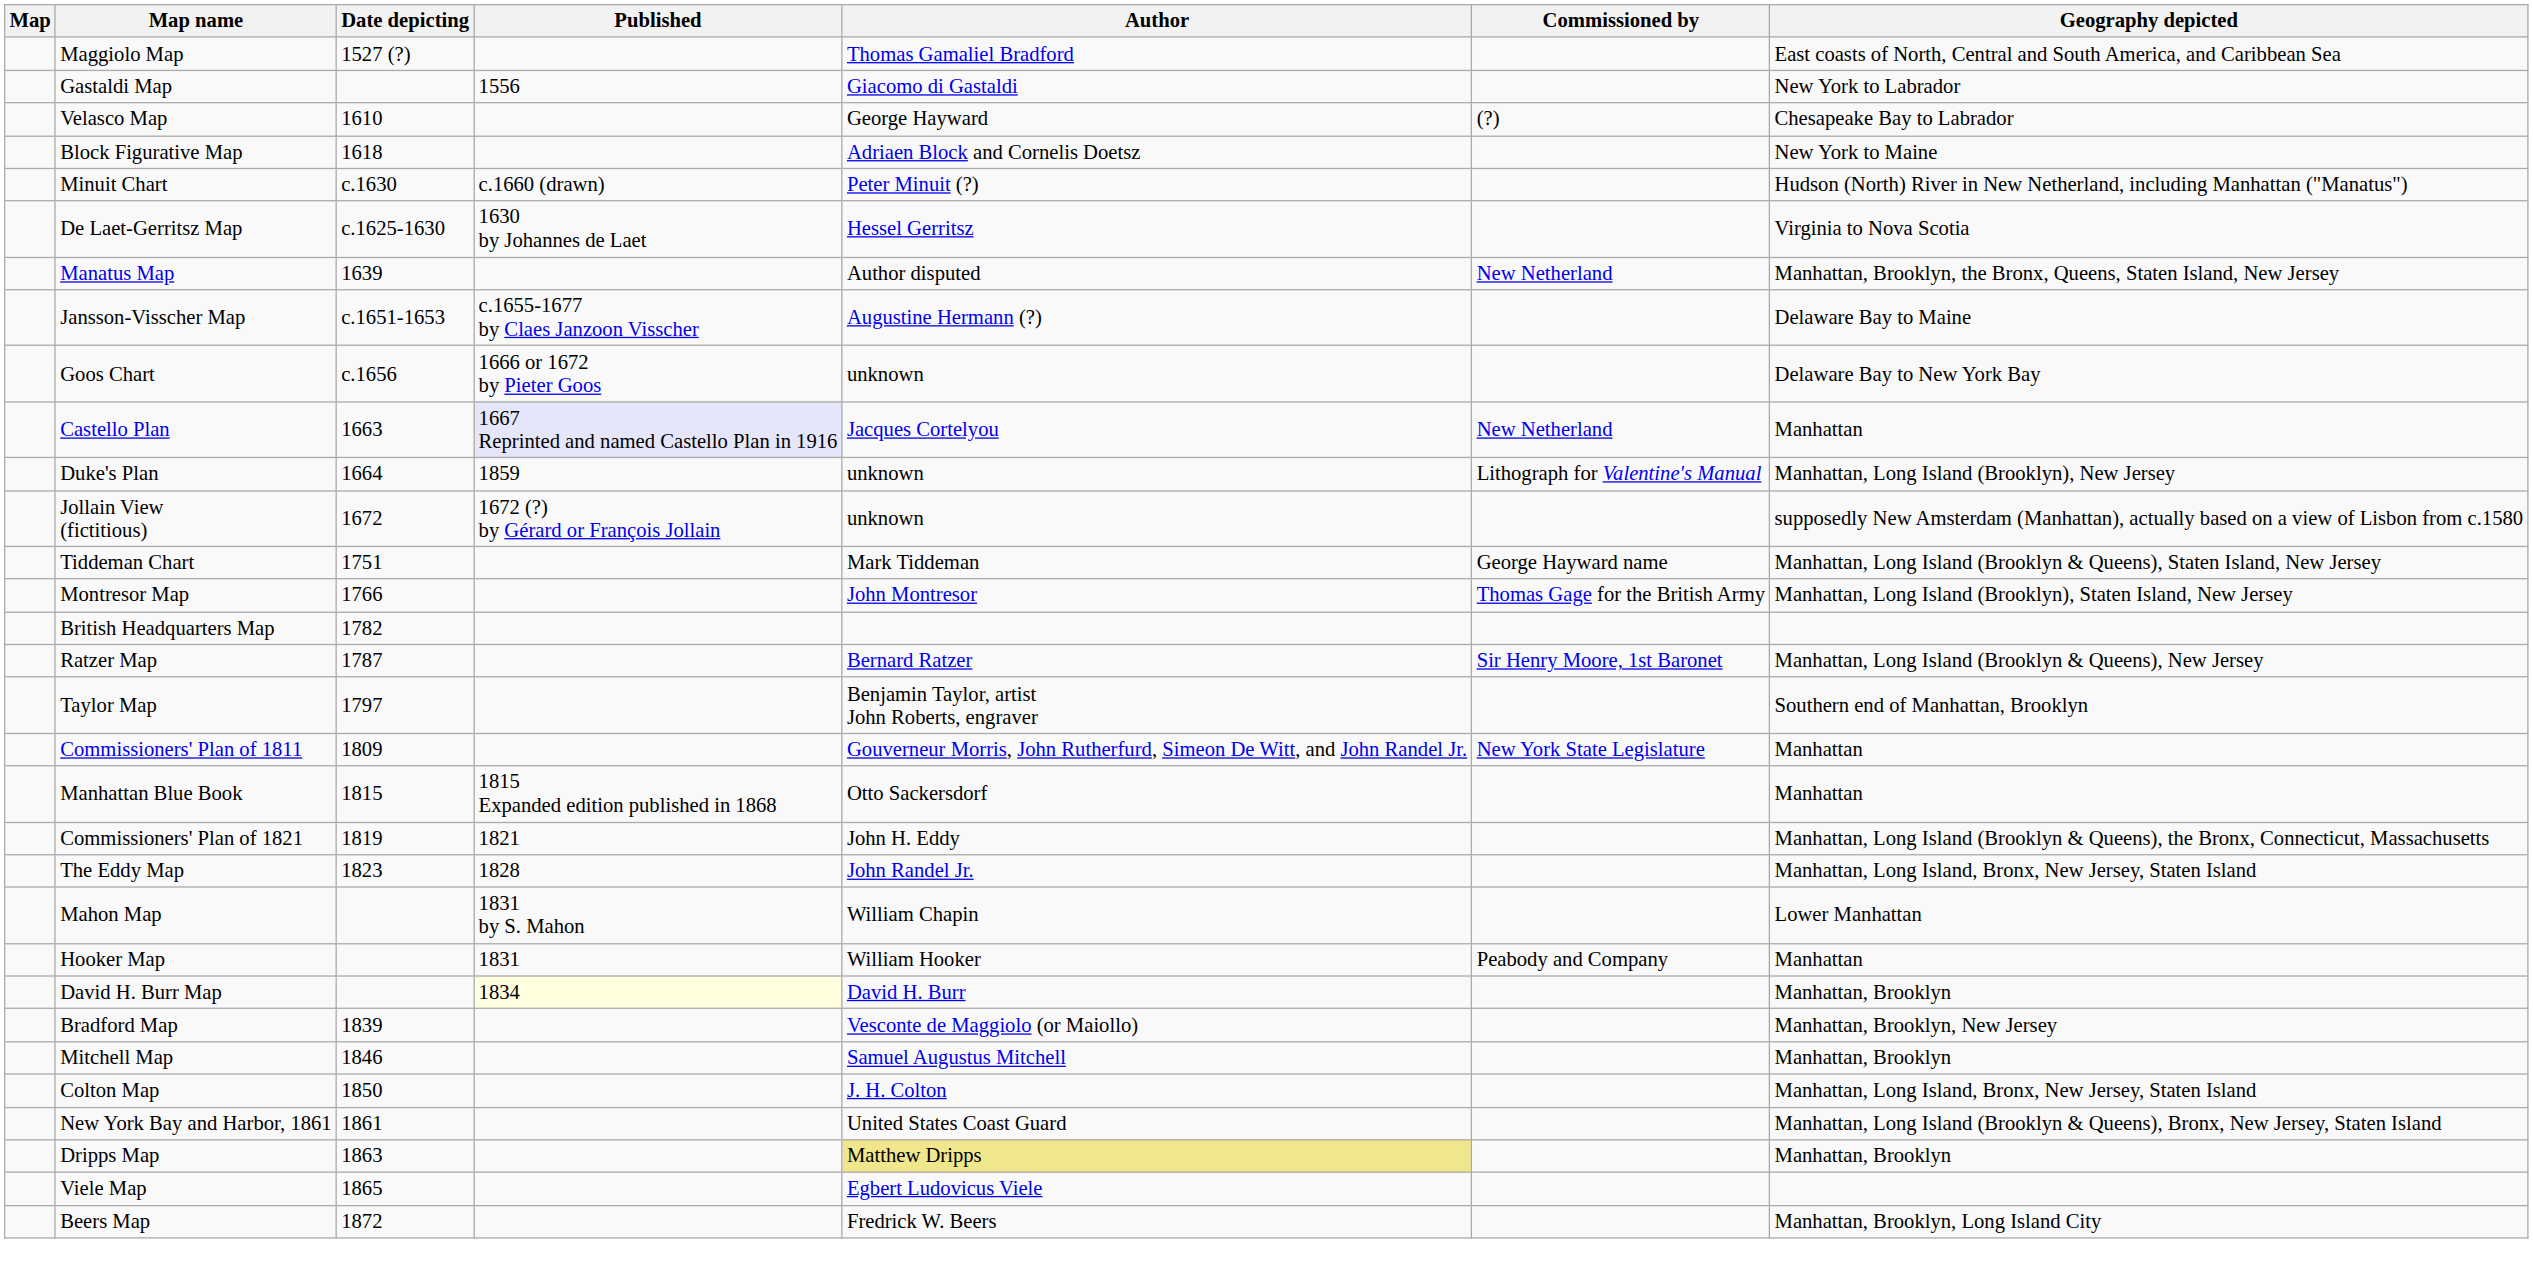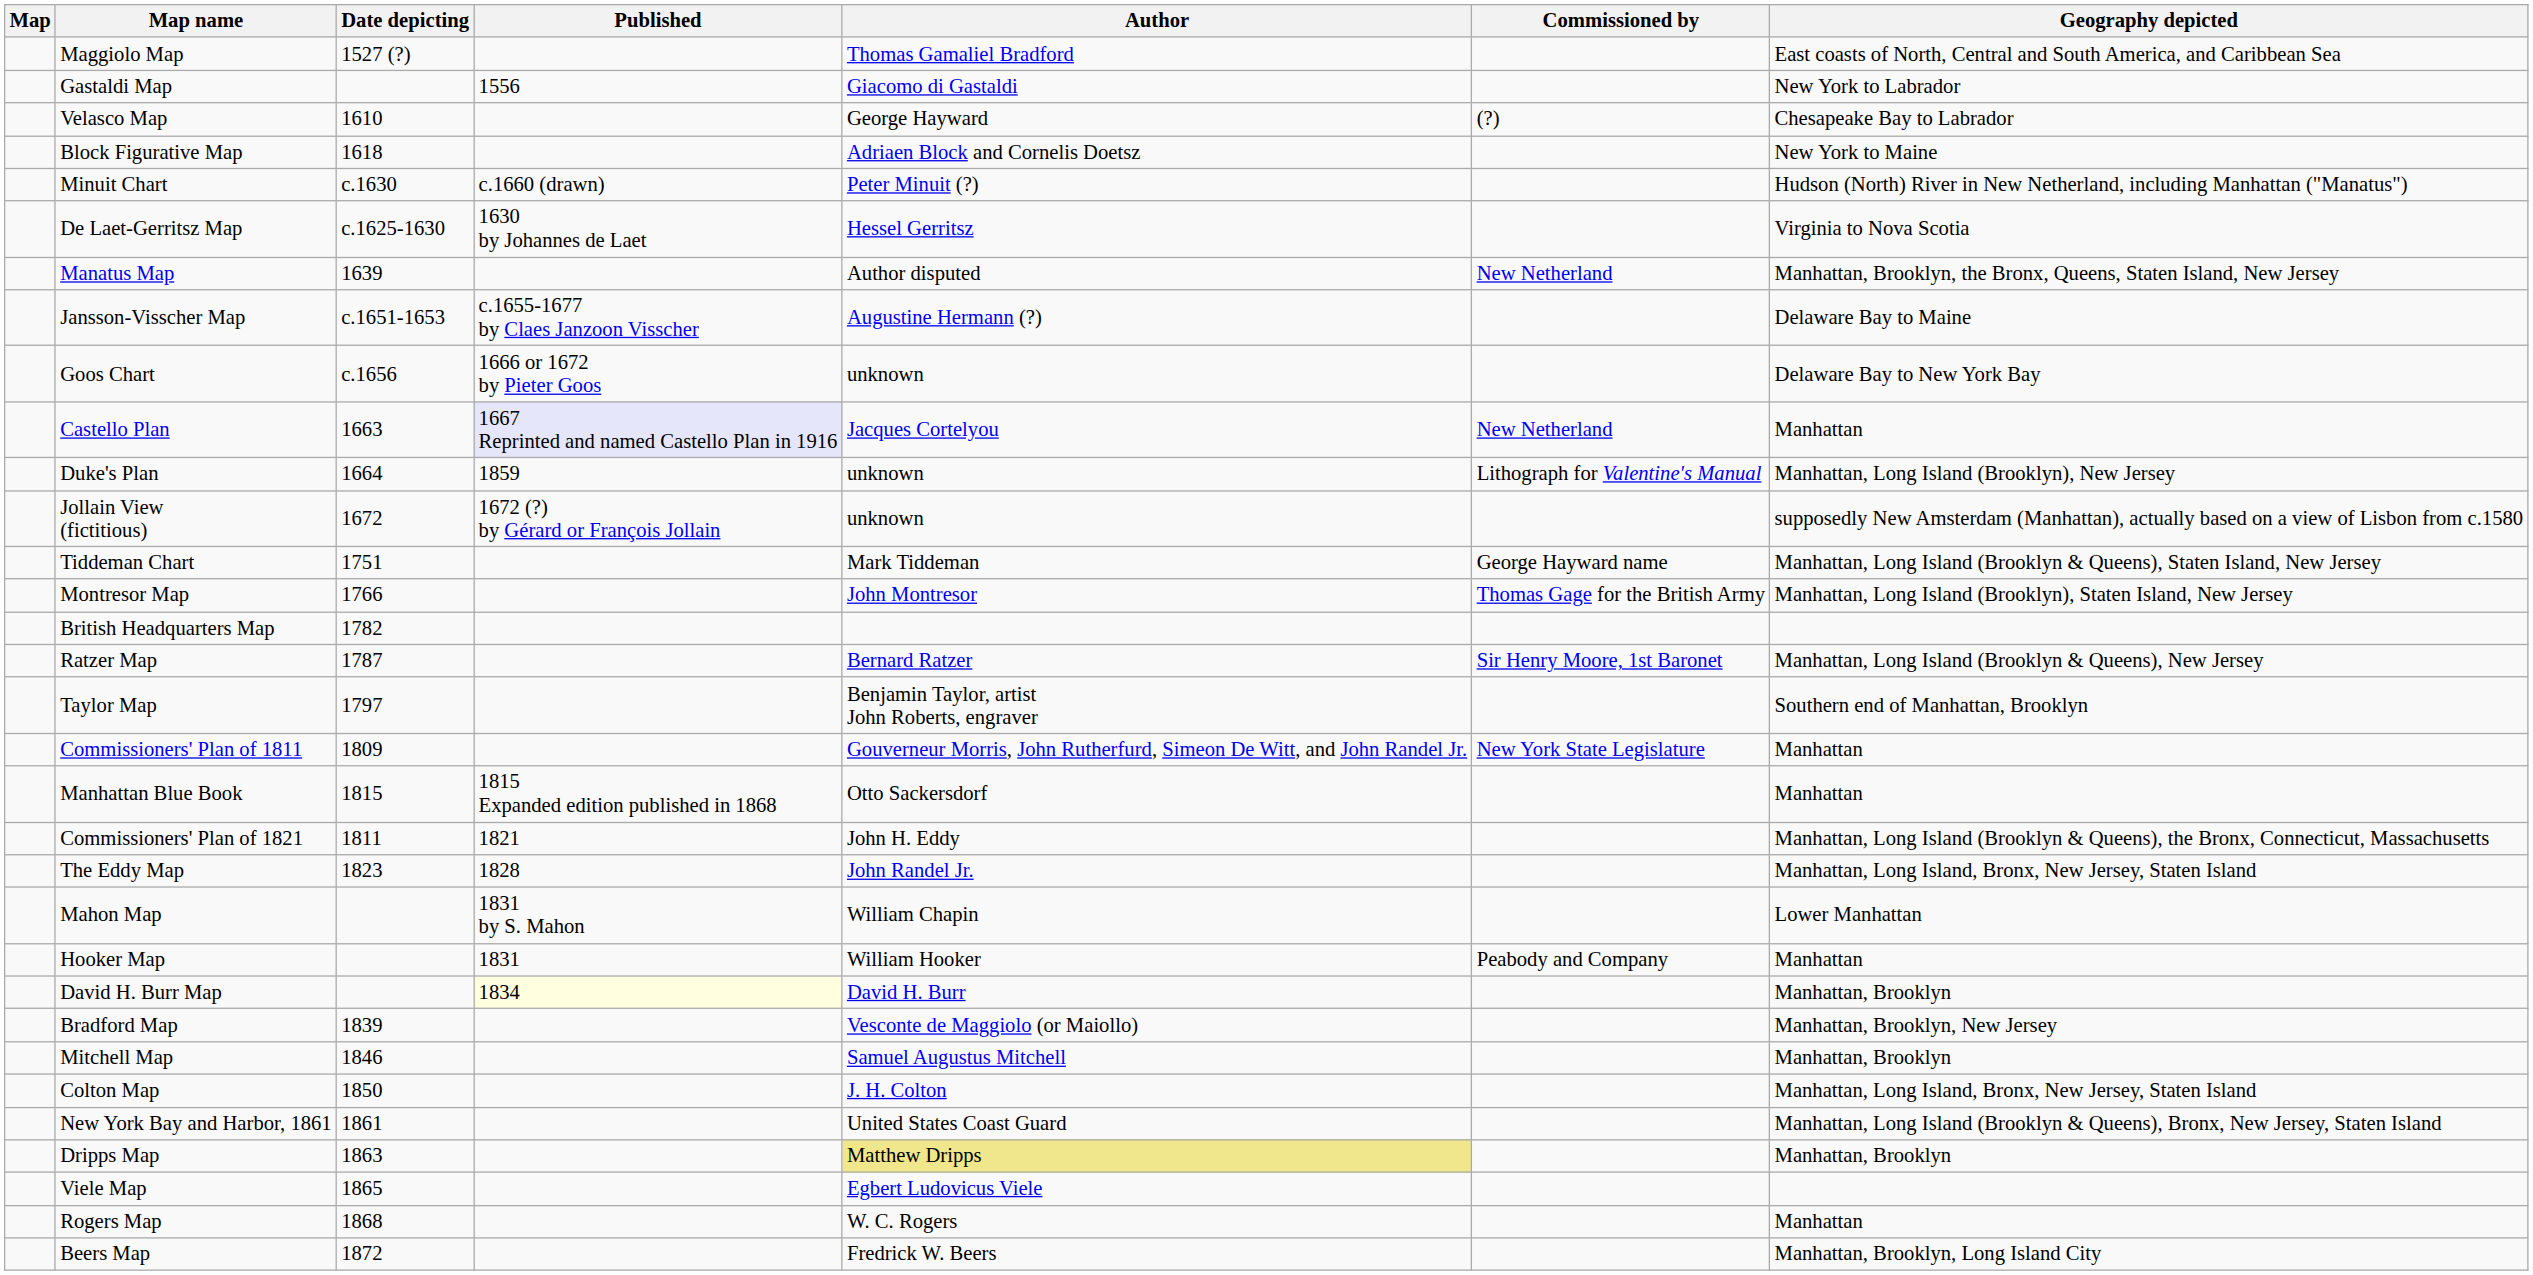(362, 838) 1819 -> (361, 838) 1811
+ row: (111, 1221)
